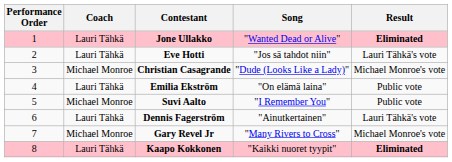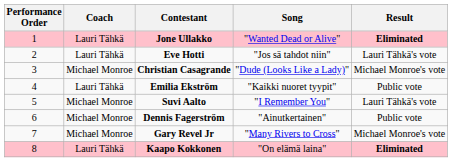(292, 86) "On elämä laina" -> (292, 86) "Kaikki nuoret tyypit"
(399, 102) Public vote -> (399, 102) Lauri Tähkä's vote
(99, 117) Lauri Tähkä -> (99, 117) Michael Monroe
(399, 117) Lauri Tähkä's vote -> (399, 117) Public vote
(292, 149) "Kaikki nuoret tyypit" -> (292, 149) "On elämä laina"
